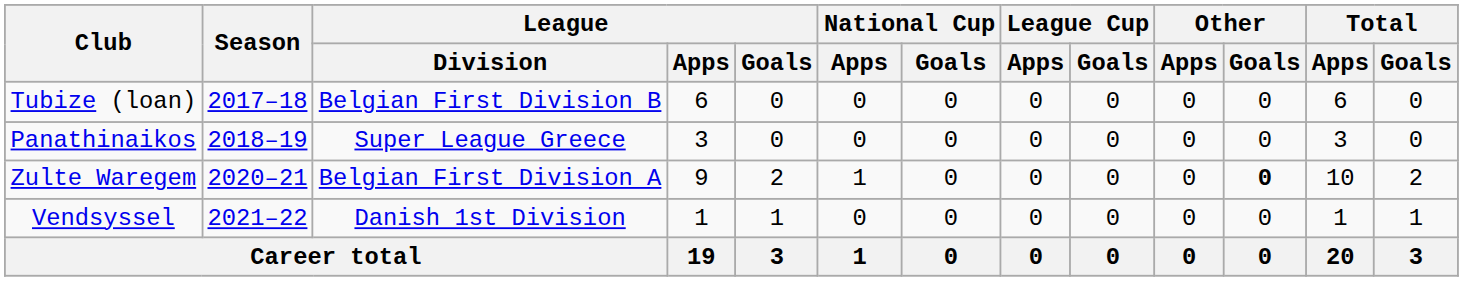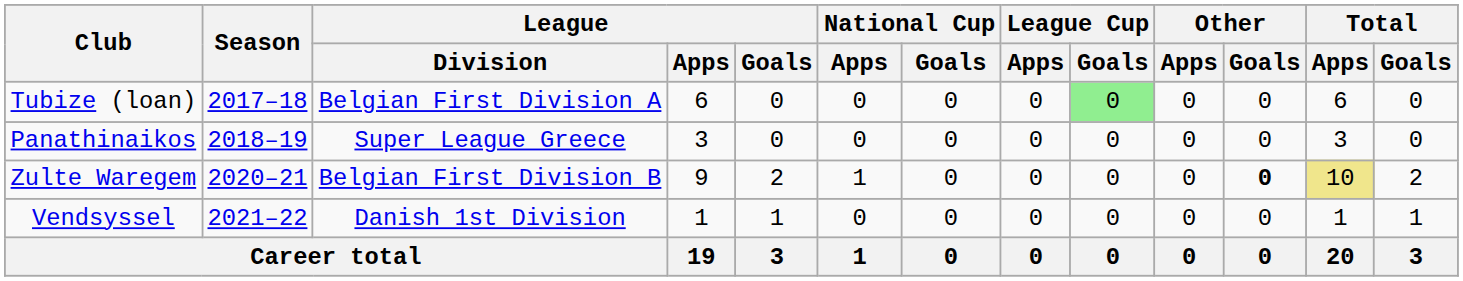(490, 102) Belgian First Division B -> (490, 102) Belgian First Division A
(1113, 102) no background -> (1113, 102) lightgreen background
(490, 179) Belgian First Division A -> (490, 179) Belgian First Division B
(1340, 179) no background -> (1340, 179) khaki background
